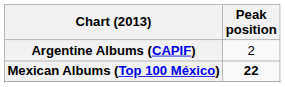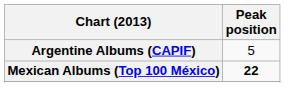(251, 50) 2 -> (251, 50) 5
